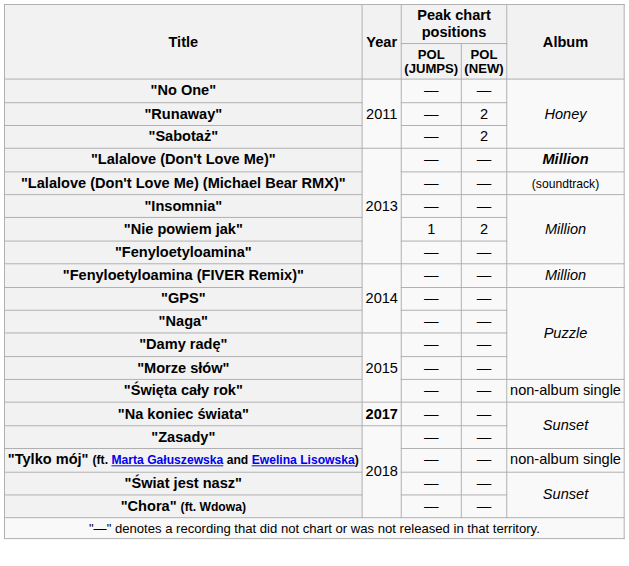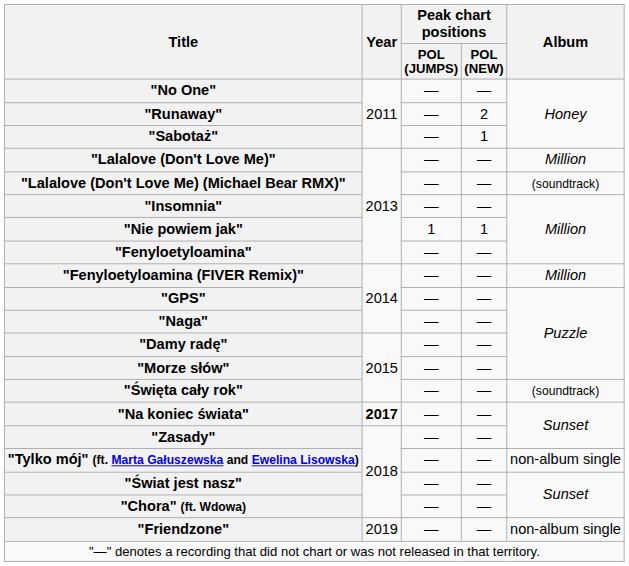(484, 136) 2 -> (484, 136) 1
(566, 160) bold -> (566, 160) normal
(484, 229) 2 -> (484, 229) 1
(566, 390) non-album single -> (566, 391) (soundtrack)
+ row: (183, 529)
